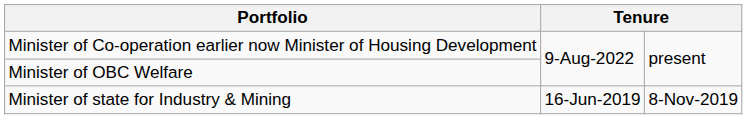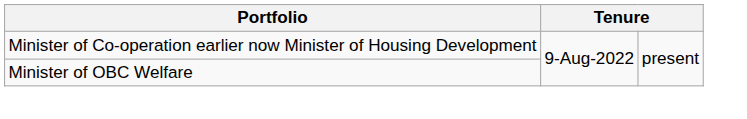- row: (150, 99)
